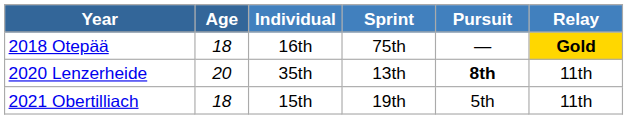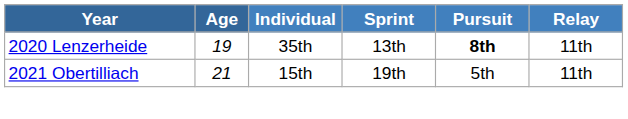- row: (59, 46)
(222, 73) 20 -> (222, 46) 19
(222, 101) 18 -> (222, 73) 21
